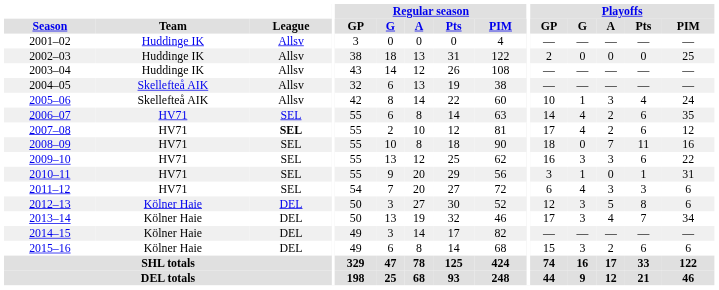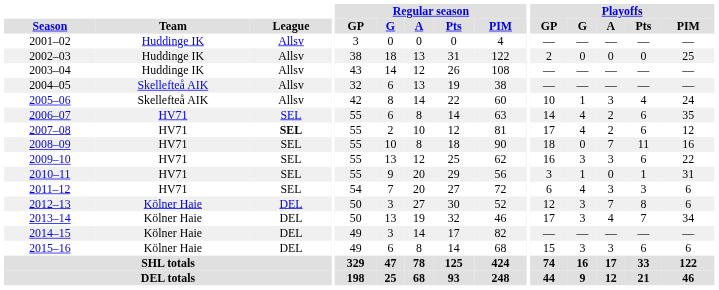(611, 203) 5 -> (611, 203) 7
(611, 248) 2 -> (611, 248) 3
